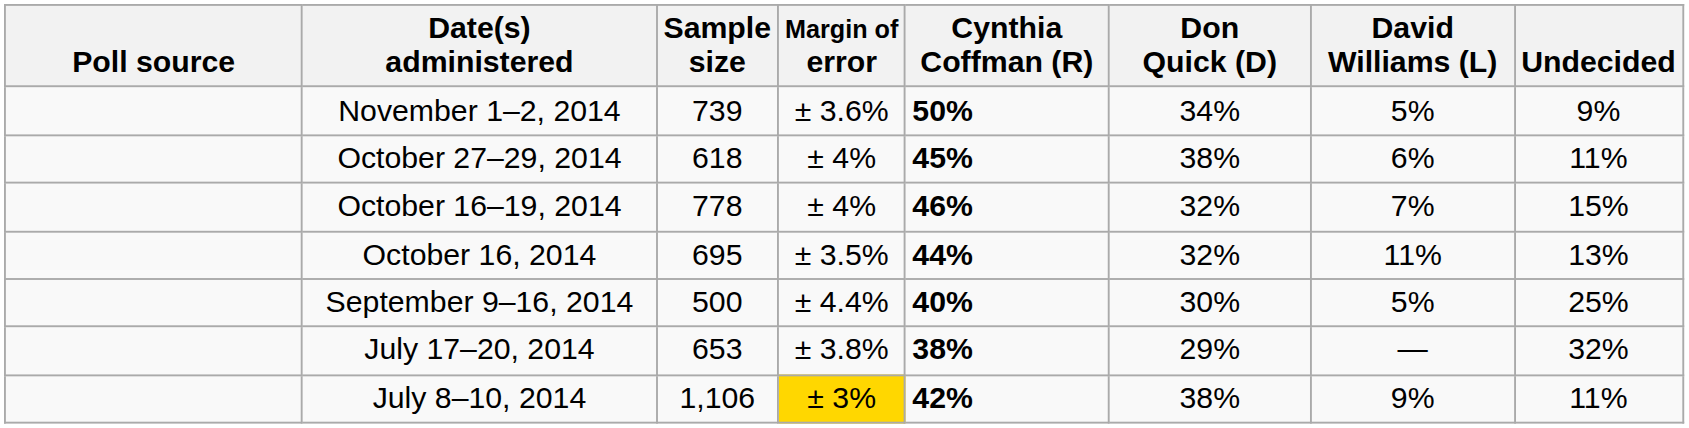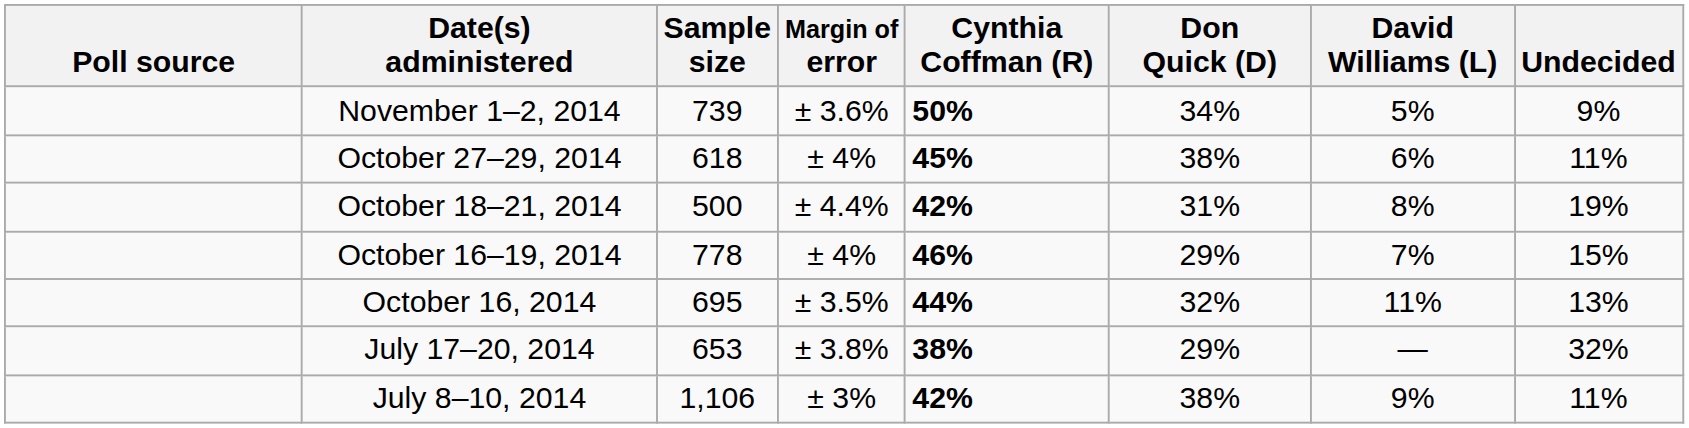+ row: (479, 206)
(1210, 206) 32% -> (1210, 254) 29%
- row: (479, 302)
(842, 398) gold background -> (842, 398) no background
